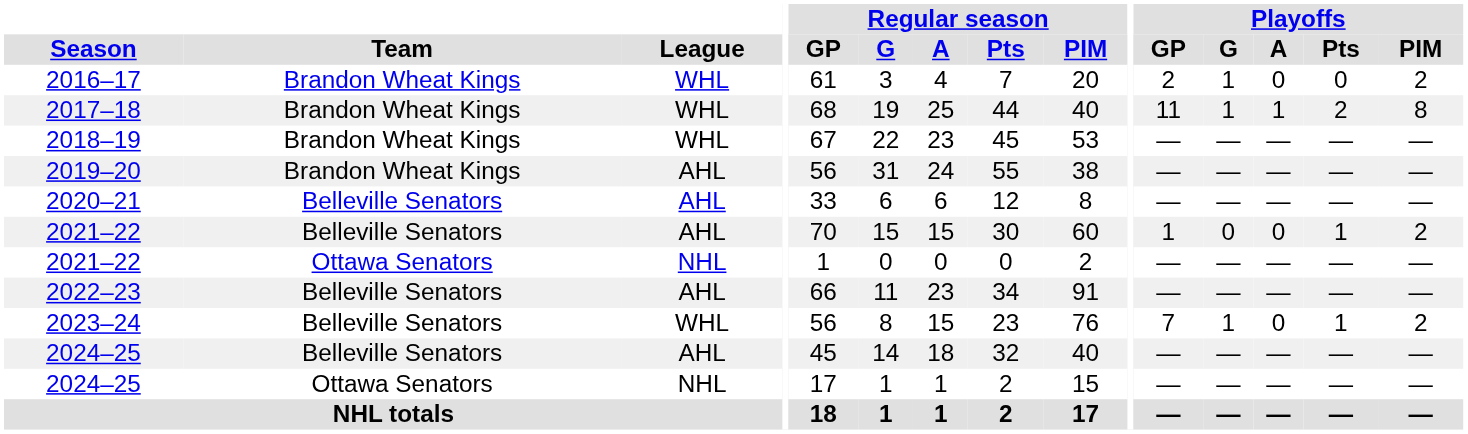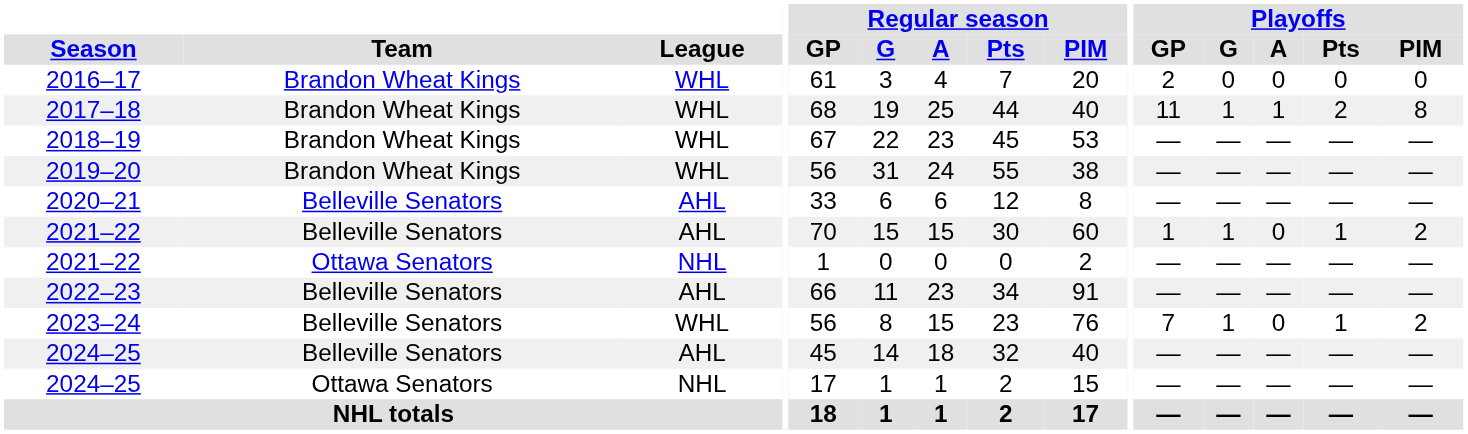(1228, 79) 1 -> (1228, 79) 0
(1421, 79) 2 -> (1421, 79) 0
(702, 170) AHL -> (702, 170) WHL
(1228, 231) 0 -> (1228, 231) 1
